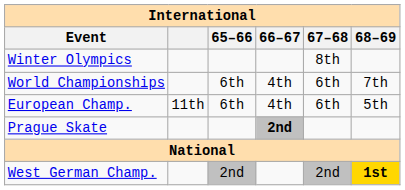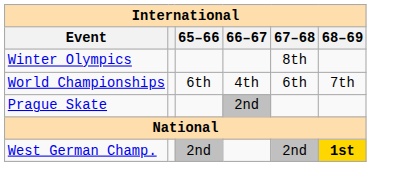- row: (70, 106)
(280, 128) bold -> (247, 106) normal
